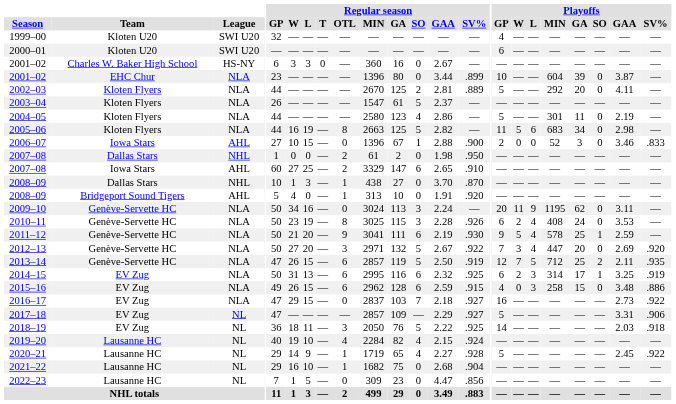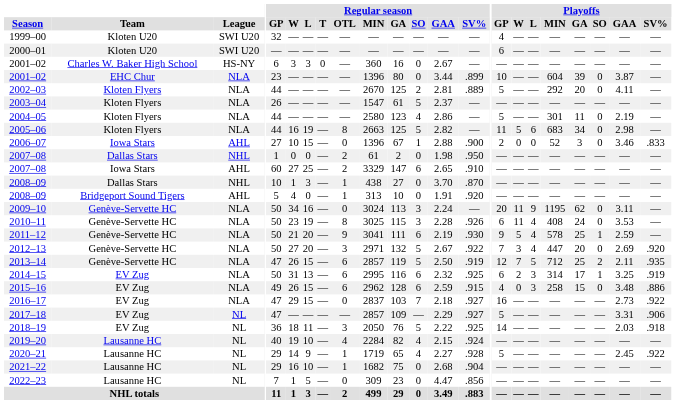(519, 221) 2 -> (519, 221) 11
